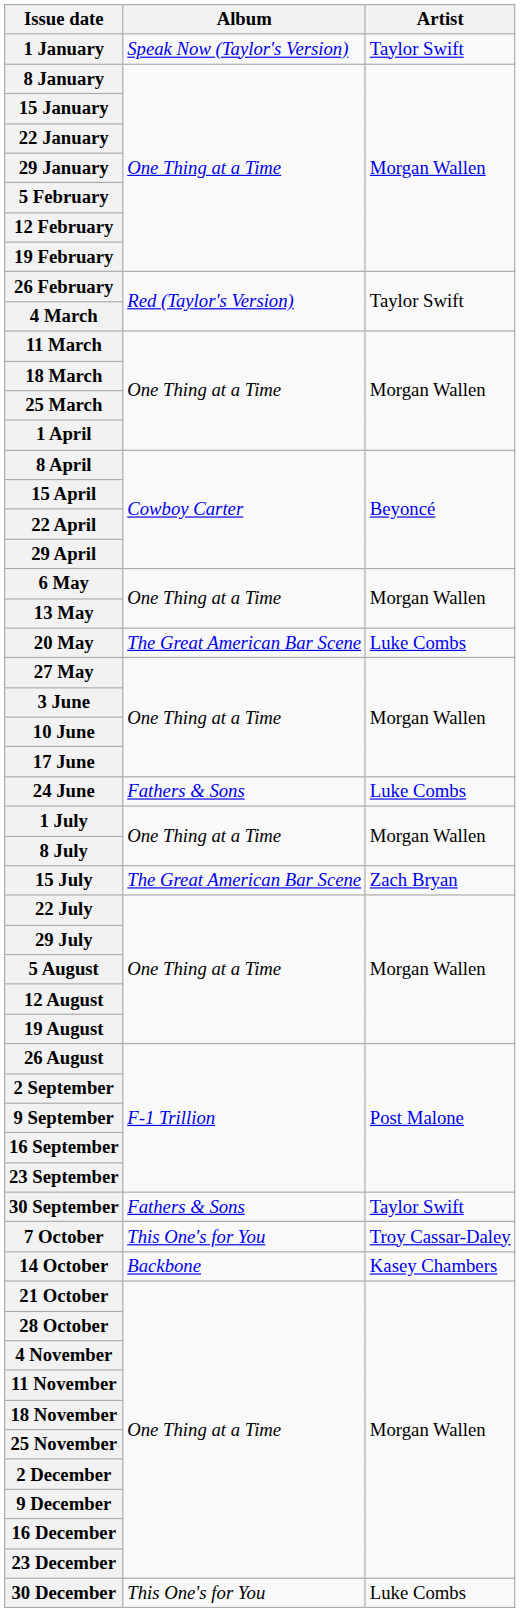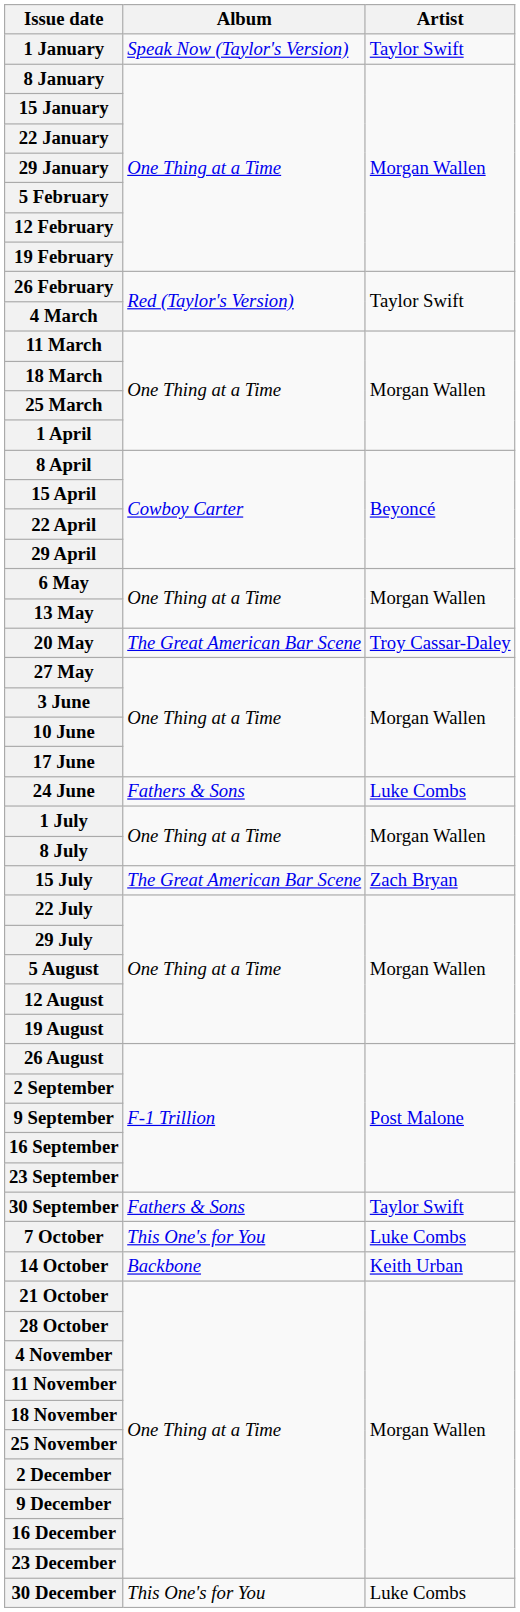(418, 642) Luke Combs -> (440, 642) Troy Cassar-Daley
(440, 1236) Troy Cassar-Daley -> (418, 1236) Luke Combs
(433, 1266) Kasey Chambers -> (416, 1266) Keith Urban
